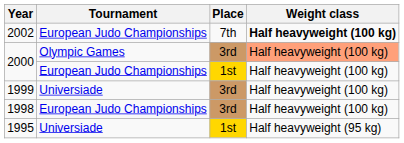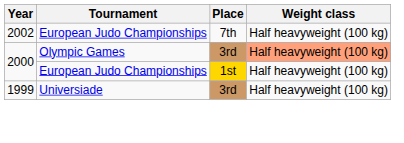(323, 33) bold -> (319, 33) normal
- row: (20, 109)
- row: (20, 128)
